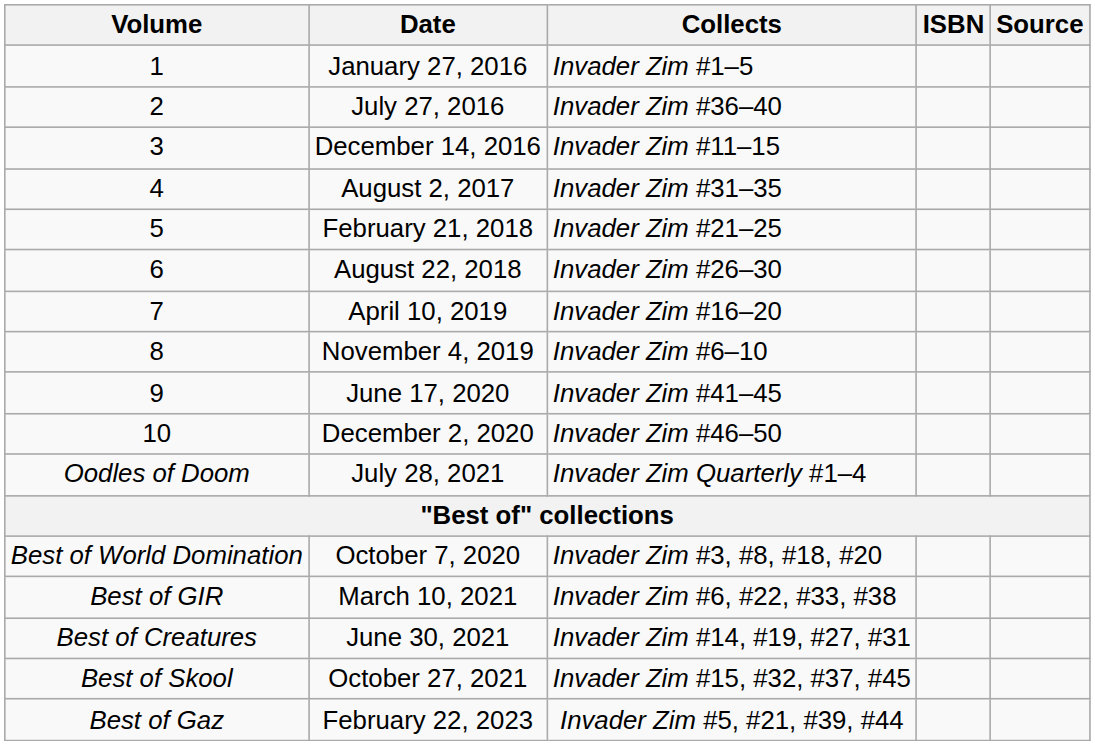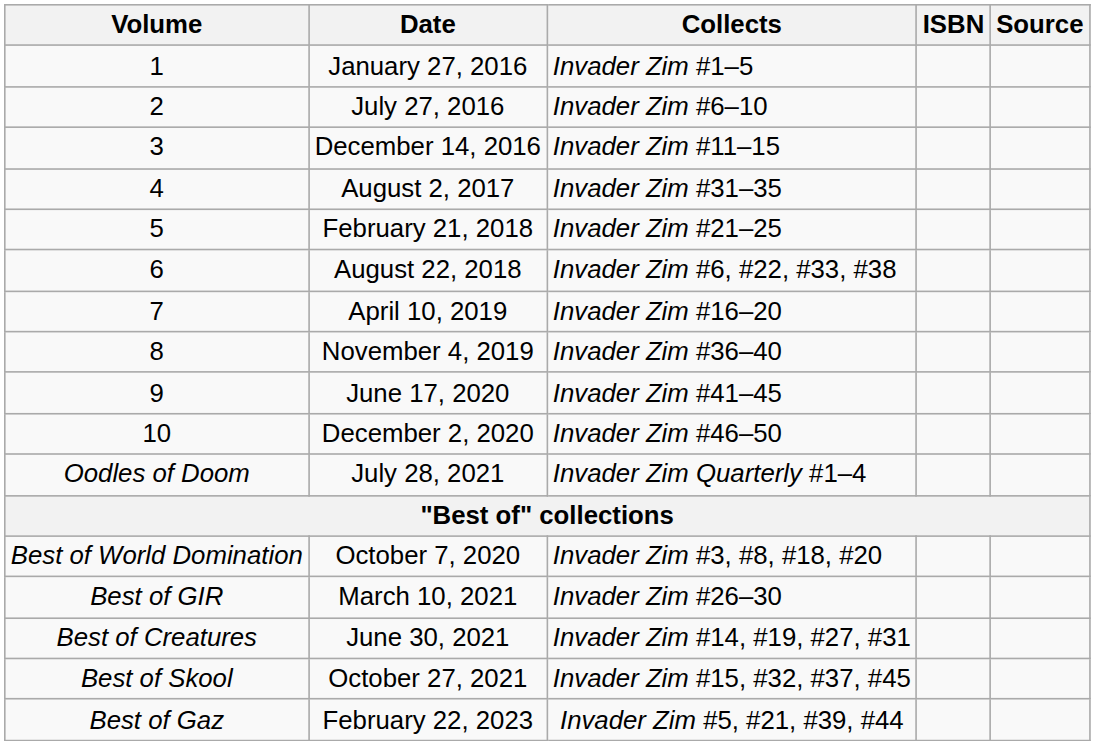(667, 106) Invader Zim #36–40 -> (660, 106) Invader Zim #6–10
(667, 270) Invader Zim #26–30 -> (725, 270) Invader Zim #6, #22, #33, #38
(660, 351) Invader Zim #6–10 -> (667, 351) Invader Zim #36–40
(725, 596) Invader Zim #6, #22, #33, #38 -> (667, 596) Invader Zim #26–30
